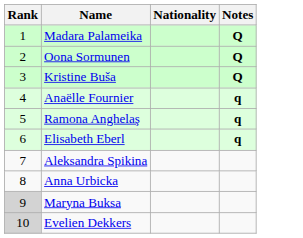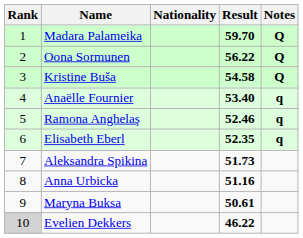+ column: (240, 14)
(23, 202) lightgrey background -> (23, 202) no background
